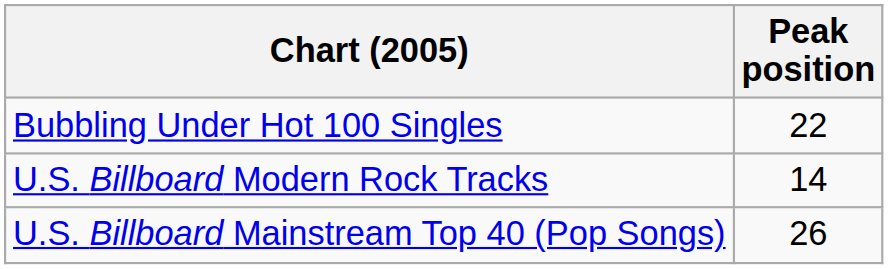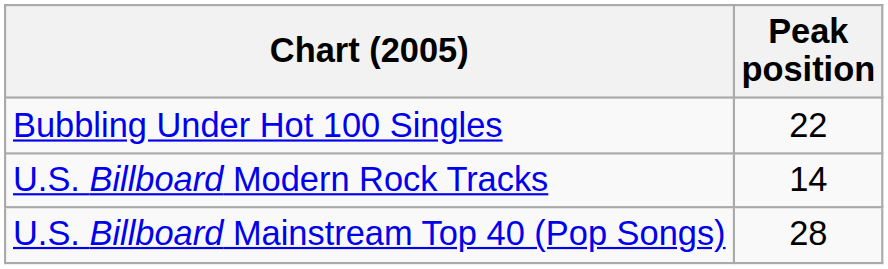(808, 234) 26 -> (808, 234) 28
